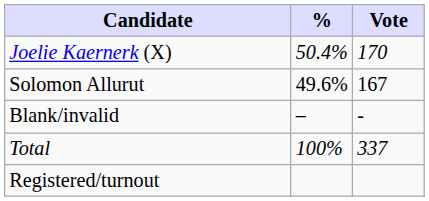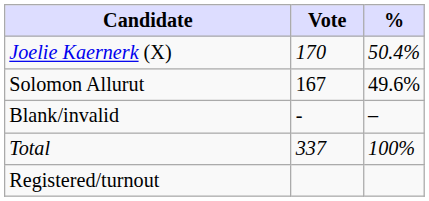columns swapped: (389, 20) <-> (322, 20)
